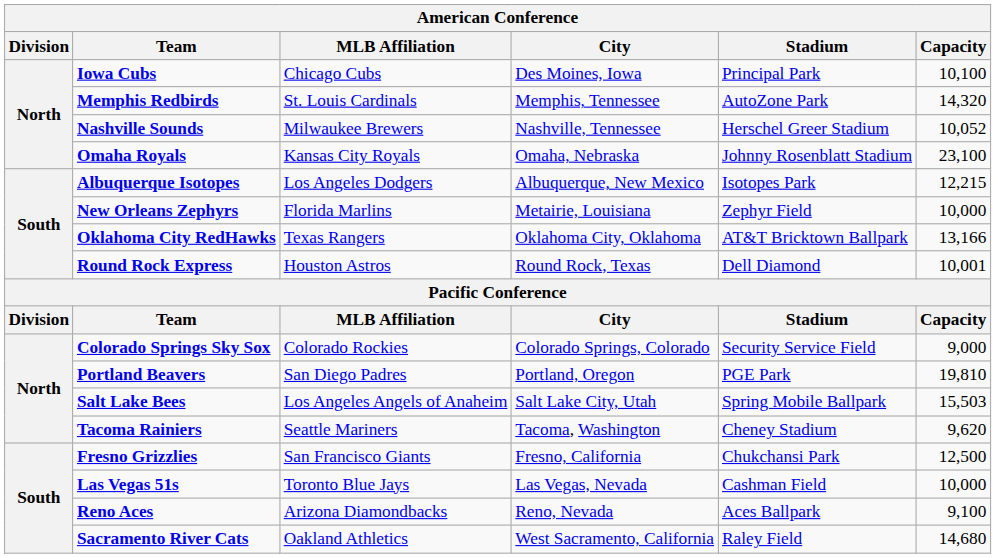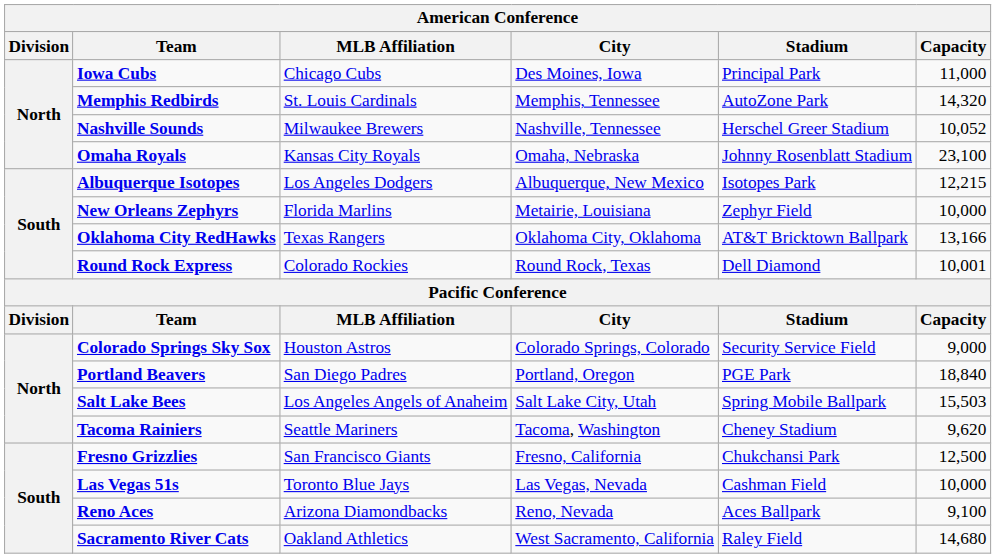(963, 73) 10,100 -> (963, 73) 11,000
(337, 264) Houston Astros -> (346, 264) Colorado Rockies
(346, 347) Colorado Rockies -> (337, 347) Houston Astros
(963, 374) 19,810 -> (963, 374) 18,840
